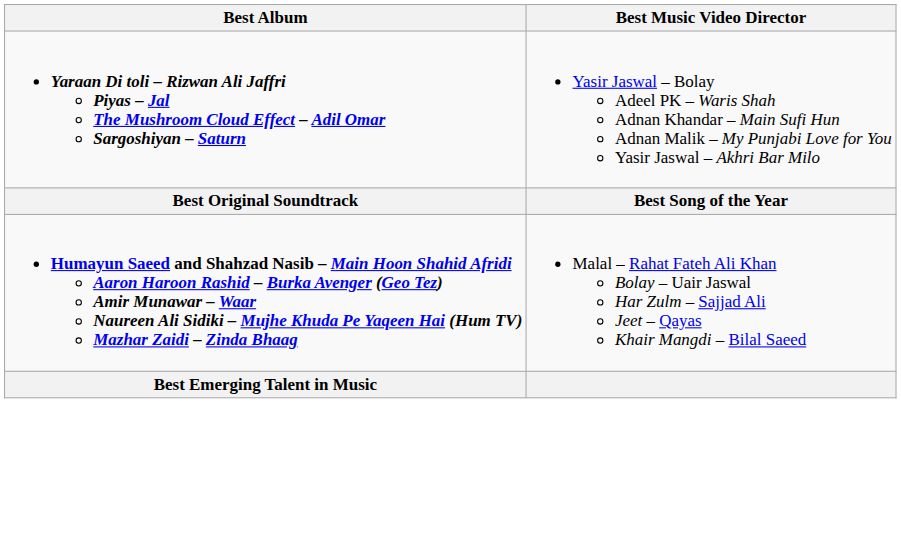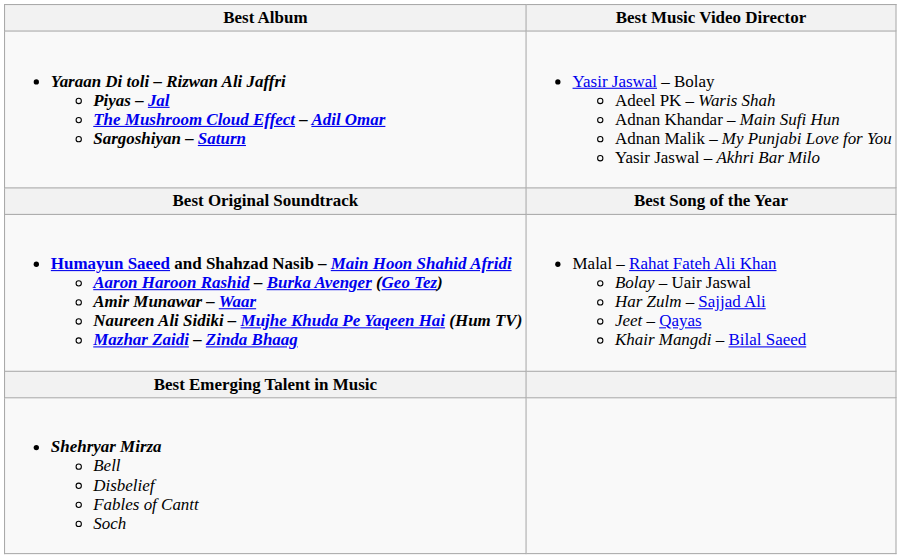+ row: (265, 485)
